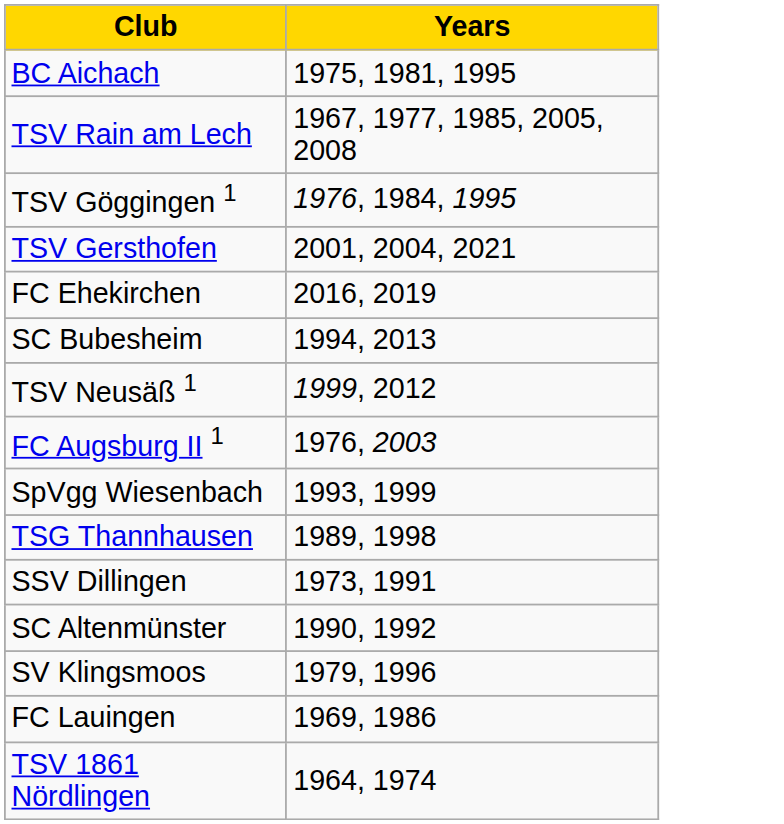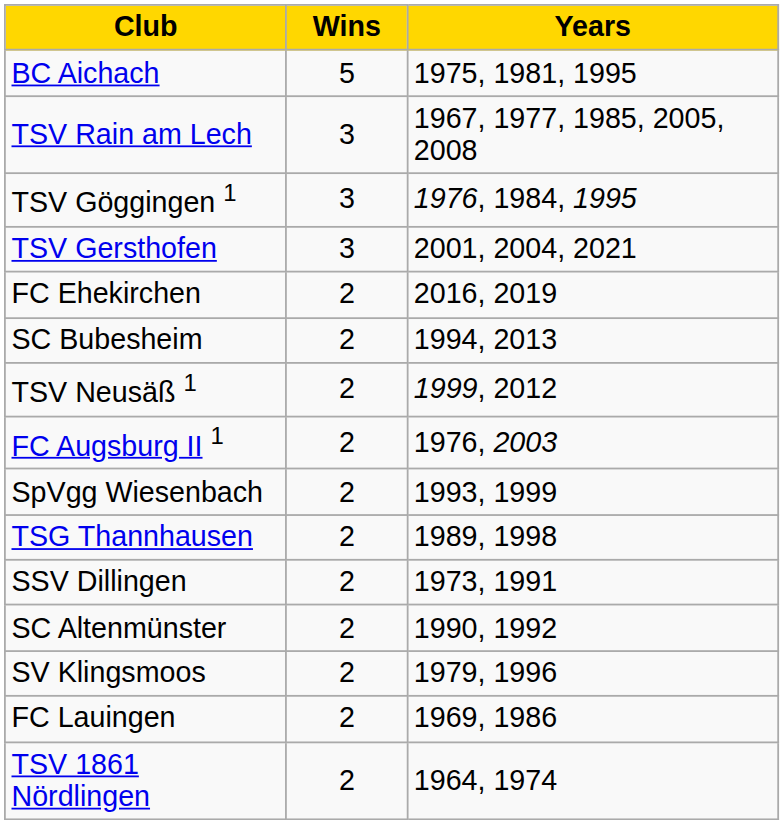+ column: (347, 27)
